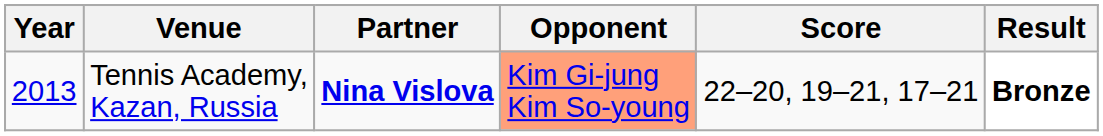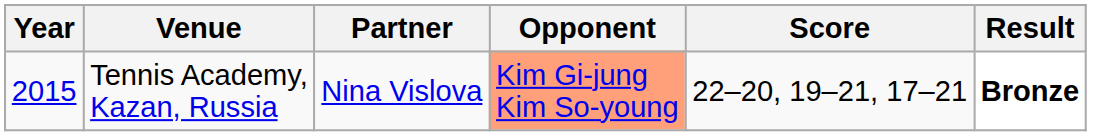(44, 90) 2013 -> (44, 90) 2015
(408, 90) bold -> (402, 90) normal
